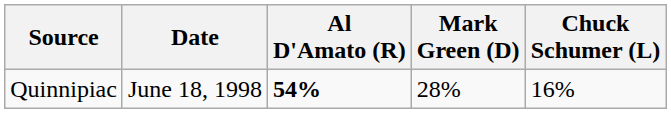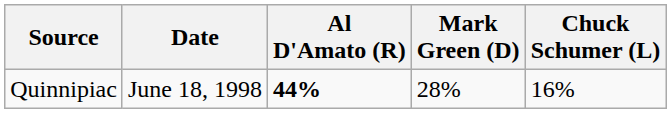(297, 88) 54% -> (297, 88) 44%
